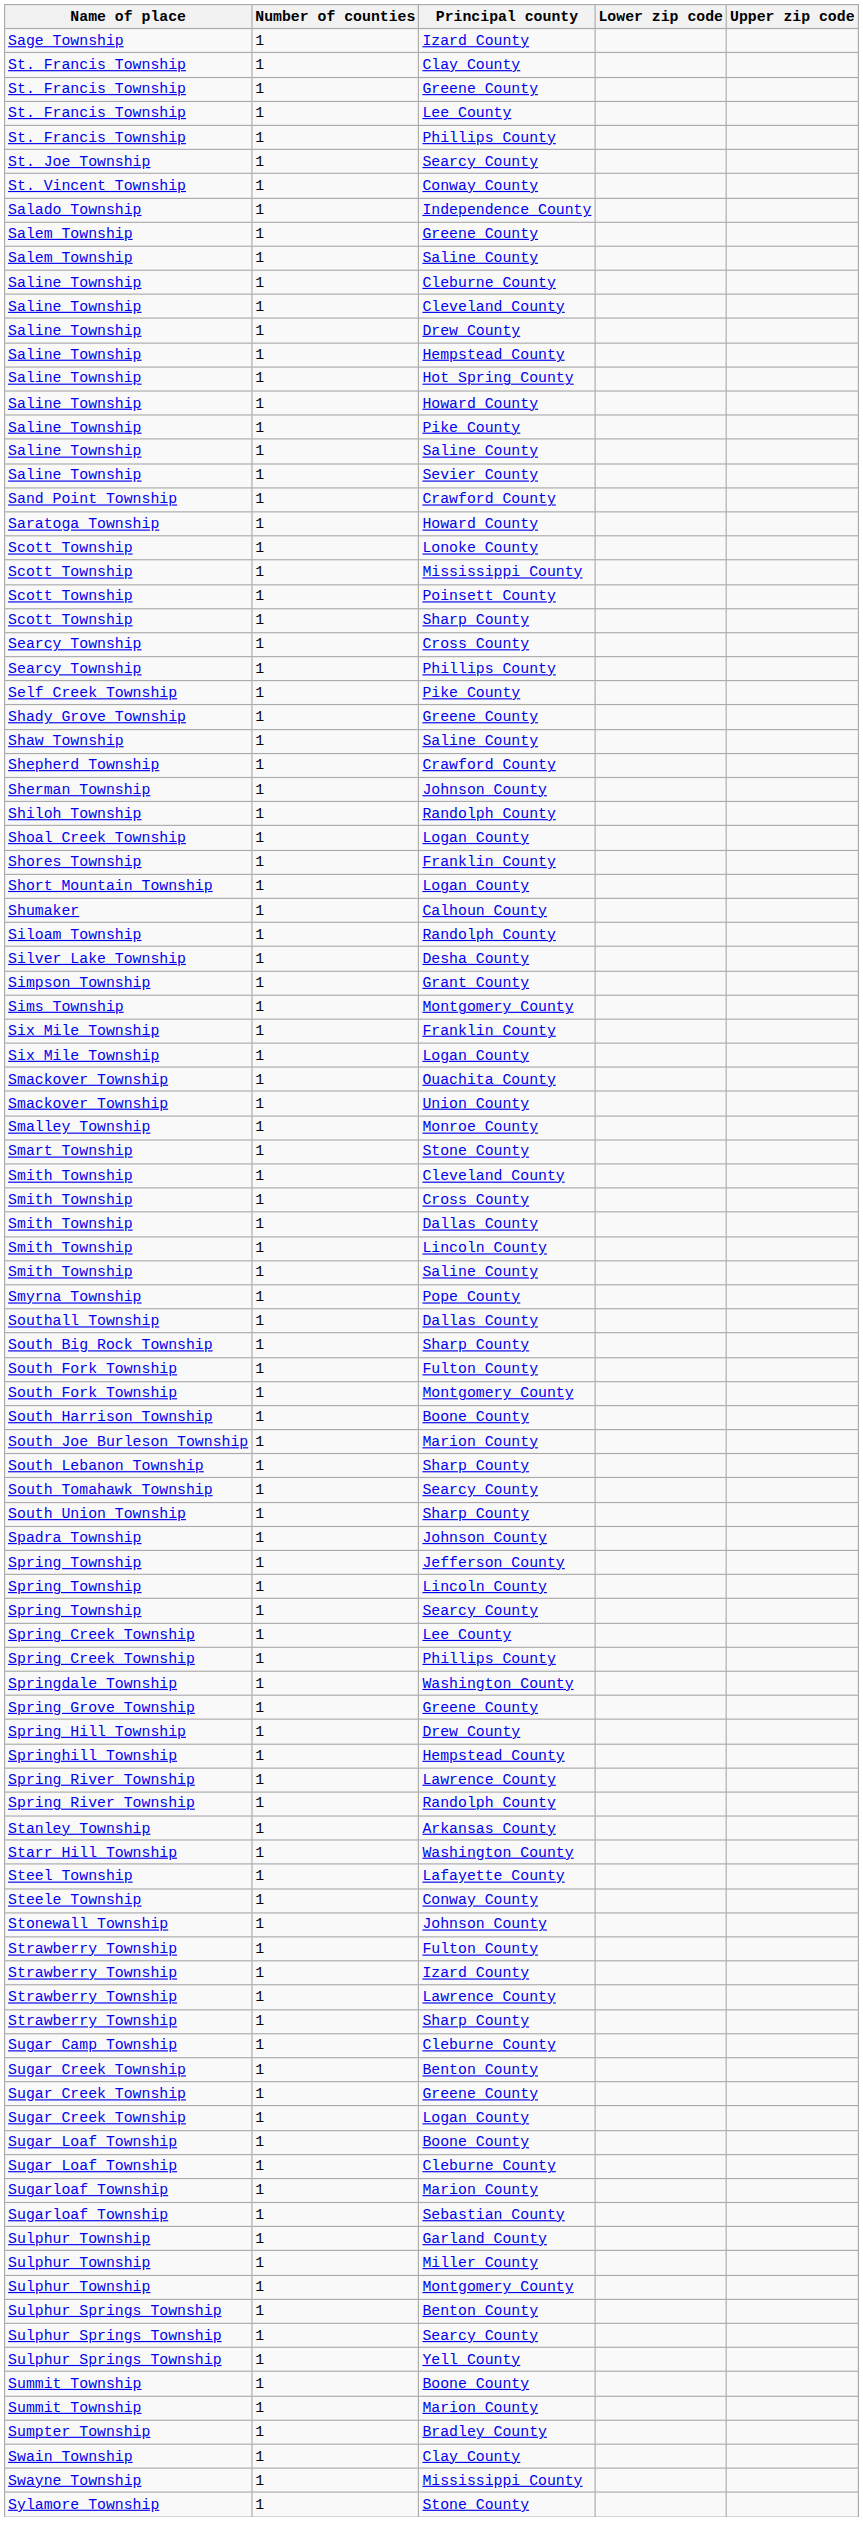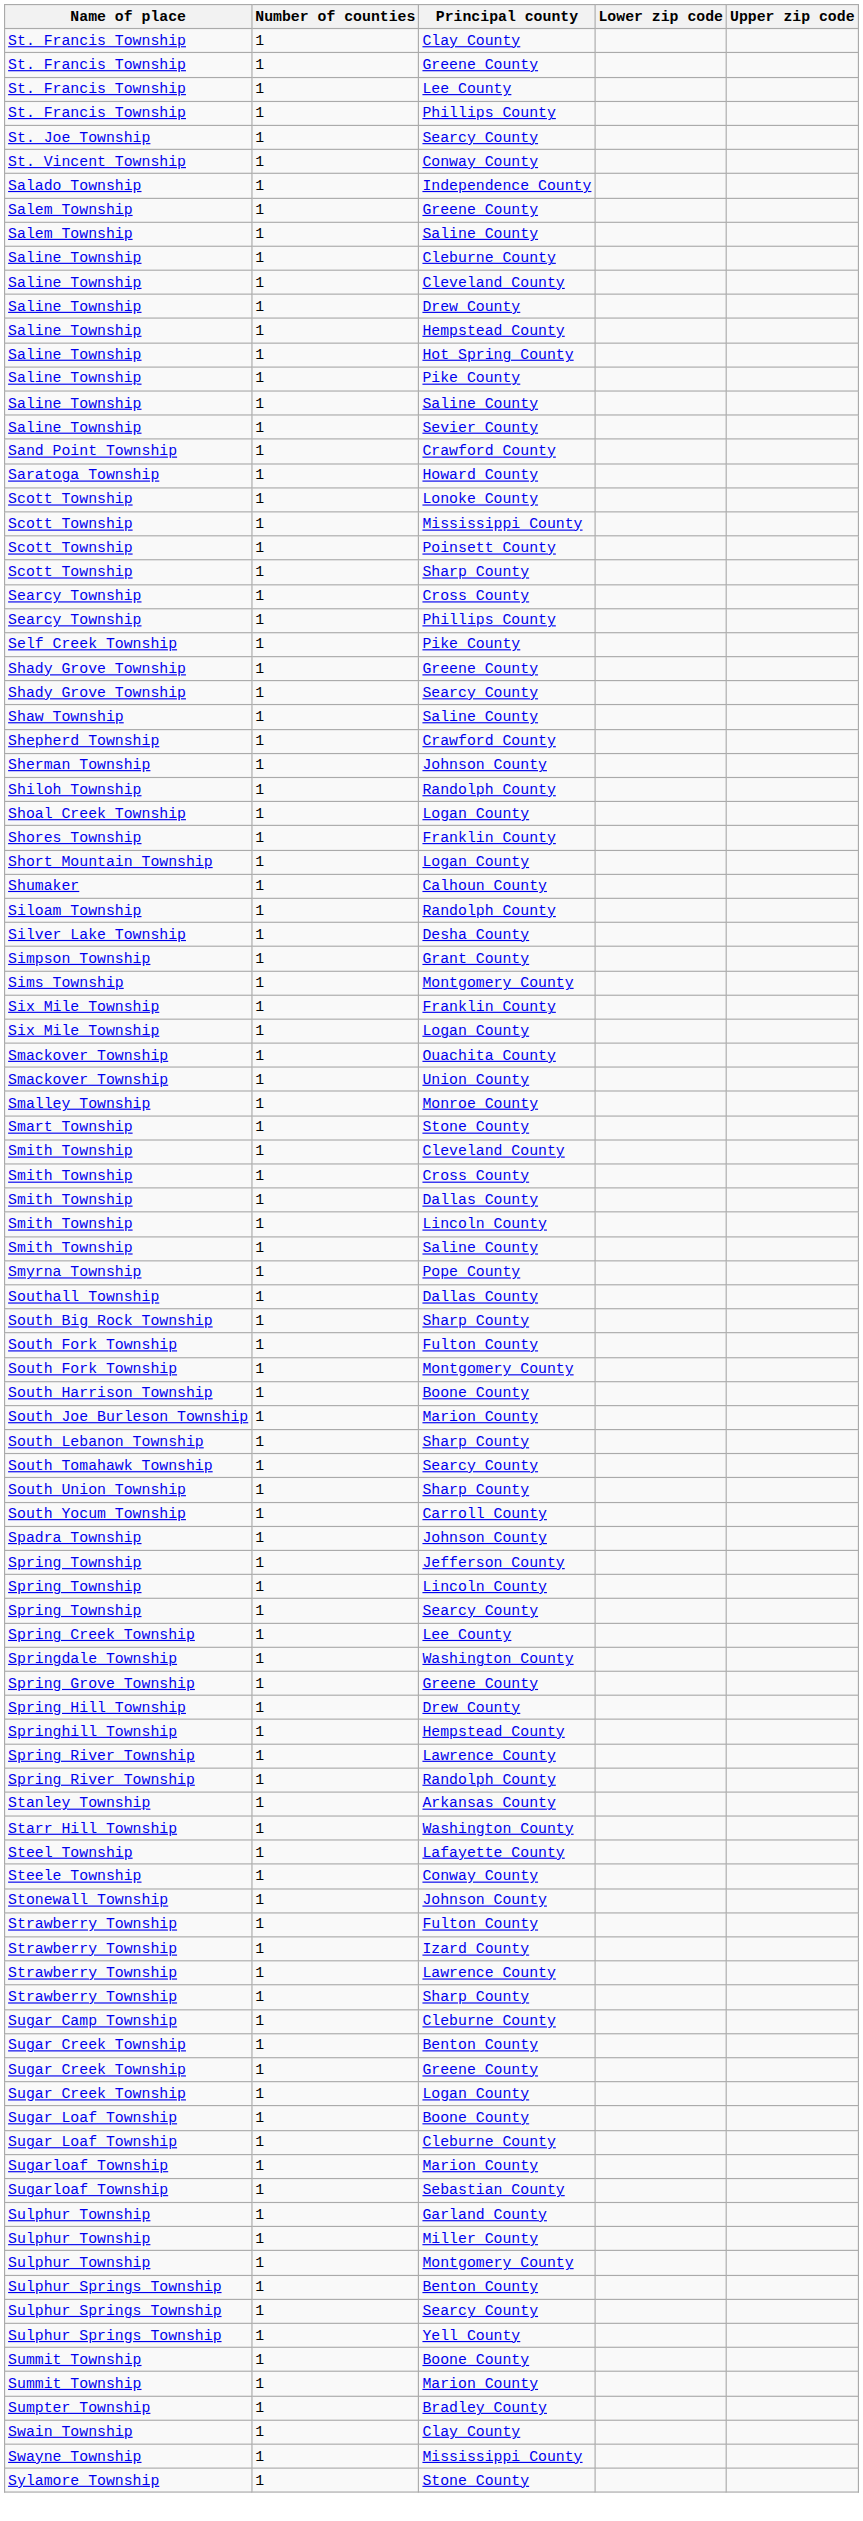- row: (66, 41)
- row: (75, 403)
+ row: (97, 693)
+ row: (97, 1514)
- row: (101, 1659)
